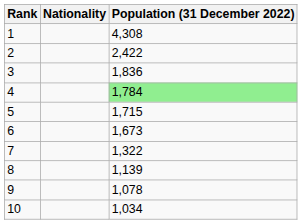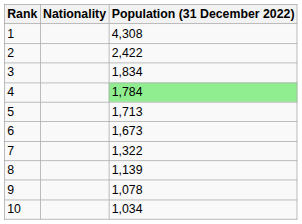(127, 72) 1,836 -> (127, 72) 1,834
(127, 111) 1,715 -> (127, 111) 1,713
